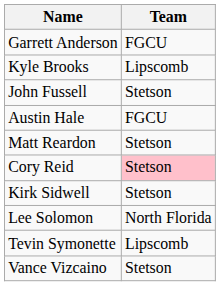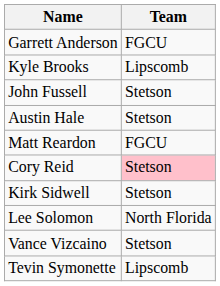(146, 117) FGCU -> (148, 117) Stetson
(148, 142) Stetson -> (146, 142) FGCU
rows swapped: (62, 243) <-> (57, 268)
